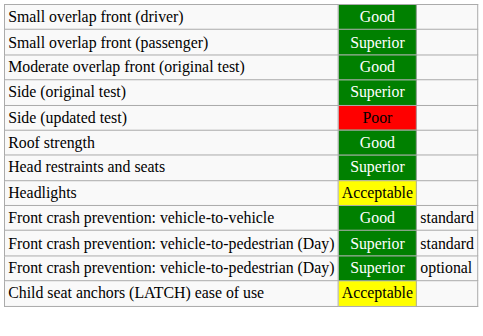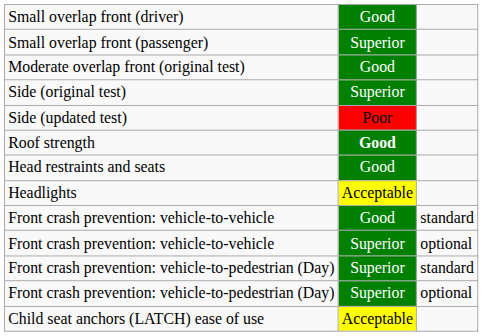(377, 142) normal -> (377, 142) bold
(377, 167) Superior -> (377, 167) Good
+ row: (141, 243)
